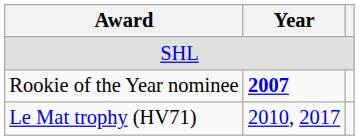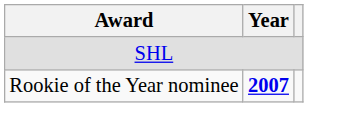- row: (103, 118)
